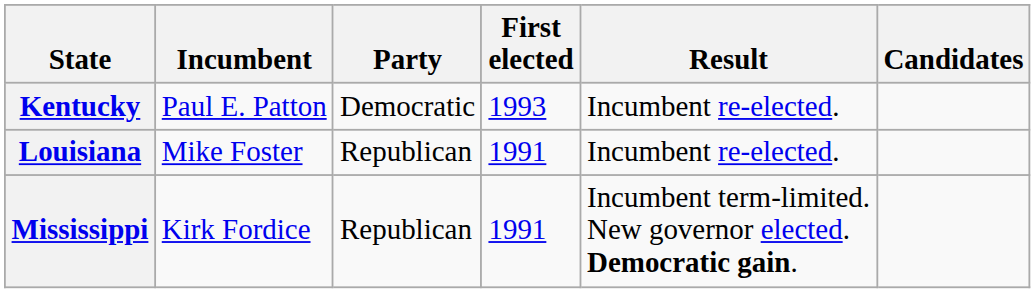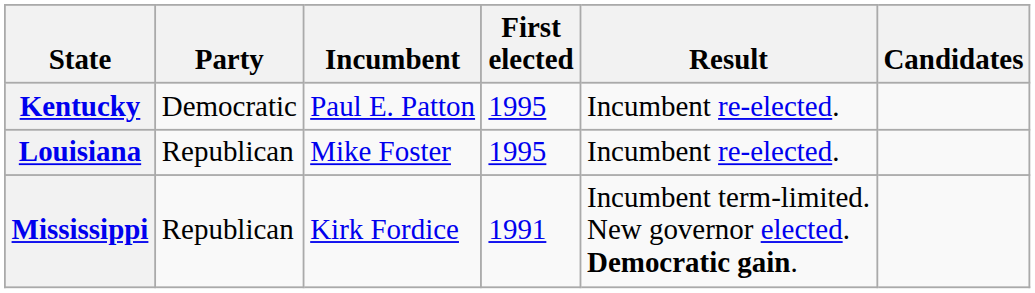columns swapped: (244, 60) <-> (408, 60)
(517, 105) 1993 -> (517, 105) 1995
(517, 151) 1991 -> (517, 151) 1995
